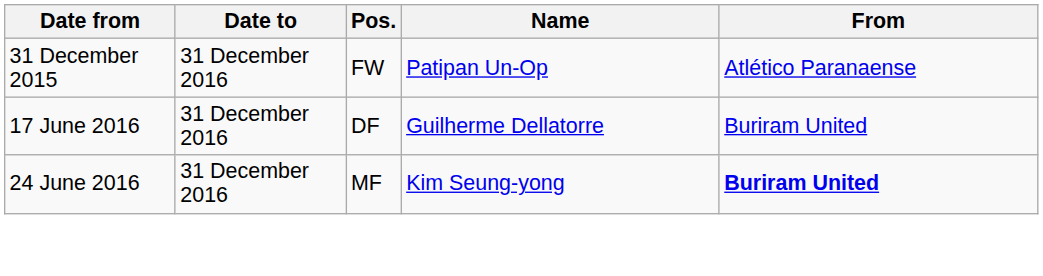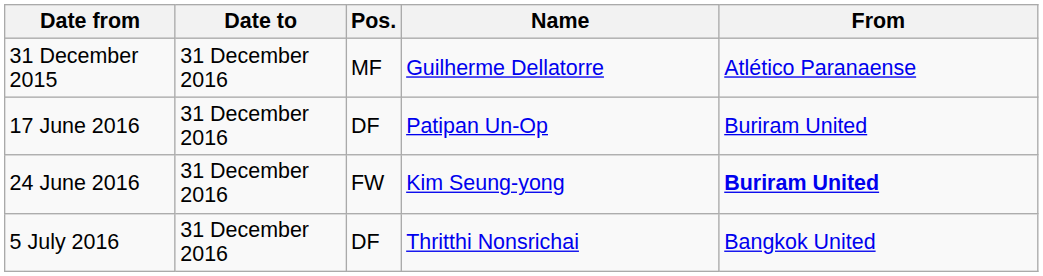(368, 67) FW -> (366, 67) MF
(477, 67) Patipan Un-Op -> (505, 67) Guilherme Dellatorre
(505, 125) Guilherme Dellatorre -> (477, 125) Patipan Un-Op
(366, 183) MF -> (368, 183) FW
+ row: (64, 241)
